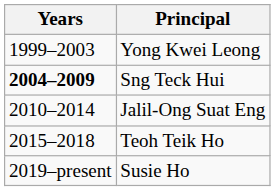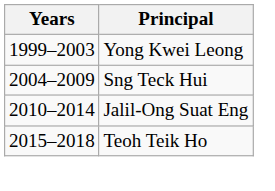(52, 79) bold -> (52, 79) normal
- row: (155, 170)
